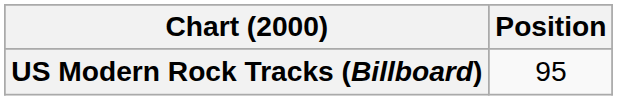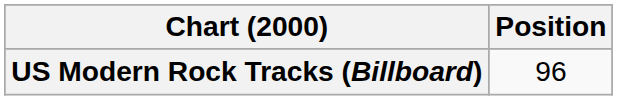(551, 71) 95 -> (551, 71) 96
